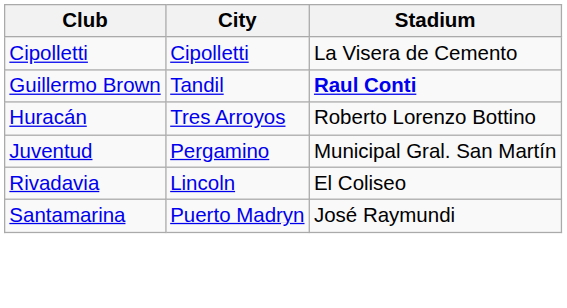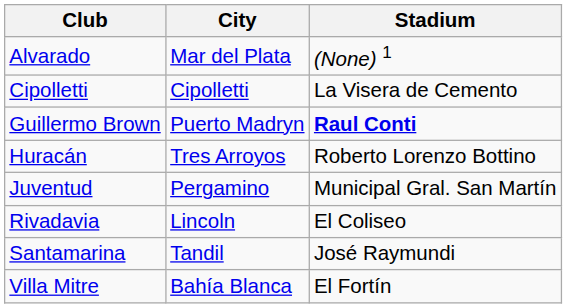+ row: (50, 55)
(197, 85) Tandil -> (237, 123) Puerto Madryn
(237, 215) Puerto Madryn -> (197, 253) Tandil
+ row: (54, 286)
